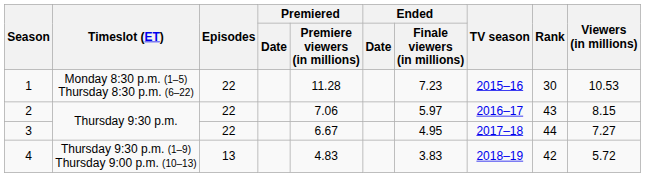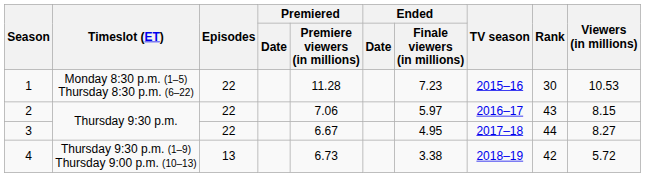(604, 130) 7.27 -> (604, 130) 8.27
(326, 156) 4.83 -> (326, 156) 6.73
(431, 156) 3.83 -> (431, 156) 3.38
